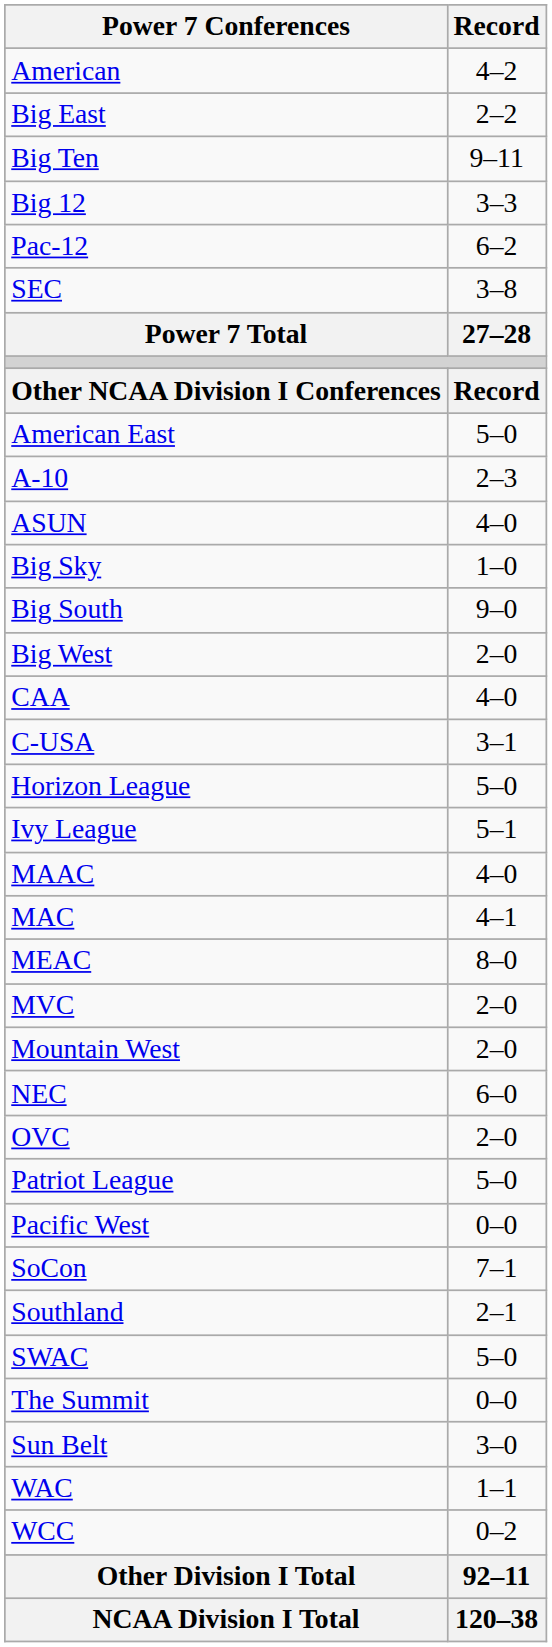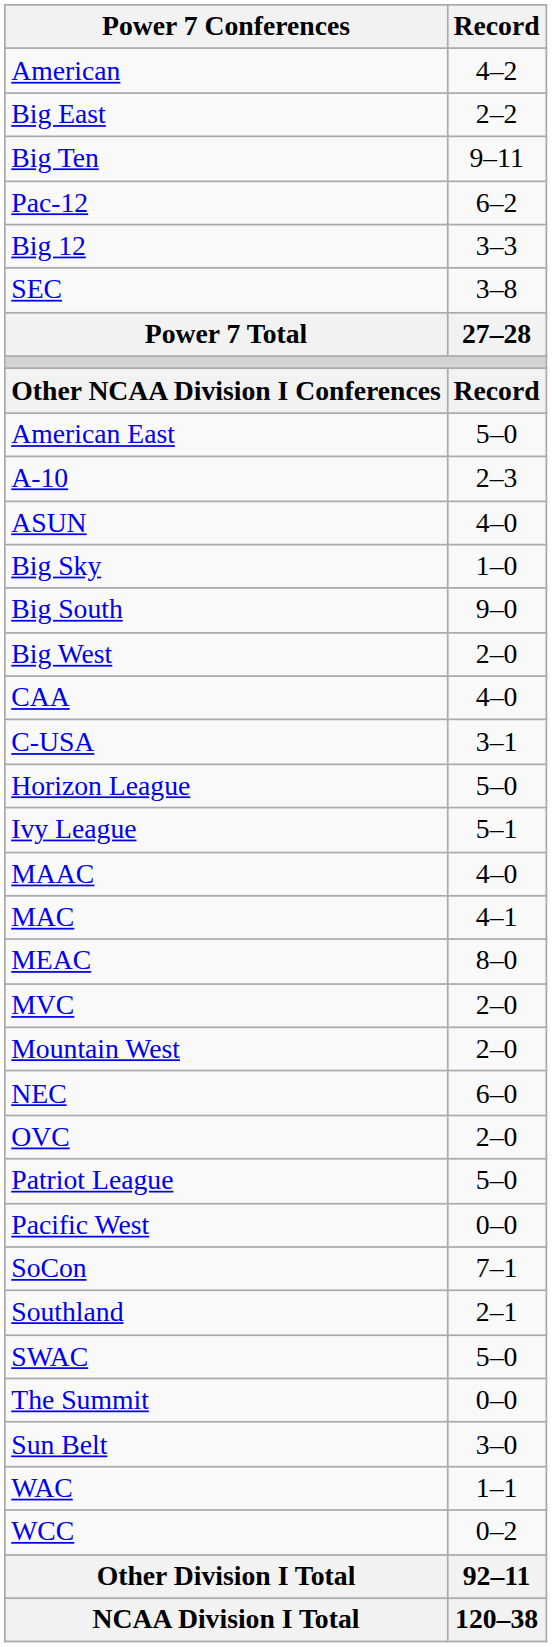rows swapped: (49, 202) <-> (50, 245)
